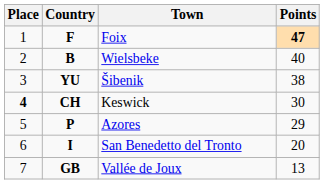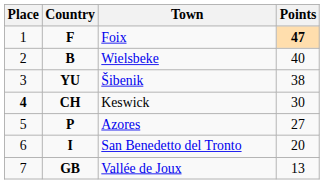(298, 124) 29 -> (298, 124) 27
